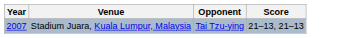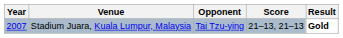+ column: (322, 12)
